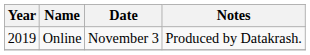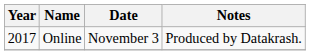(22, 38) 2019 -> (22, 38) 2017
